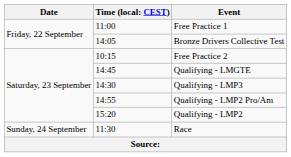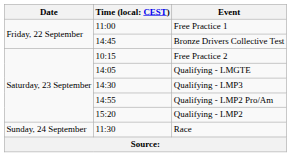(106, 41) 14:05 -> (106, 41) 14:45
(106, 71) 14:45 -> (106, 71) 14:05
